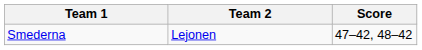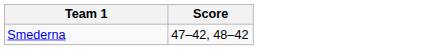- column: (250, 14)
